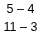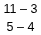rows swapped: (20, 26) <-> (20, 9)
